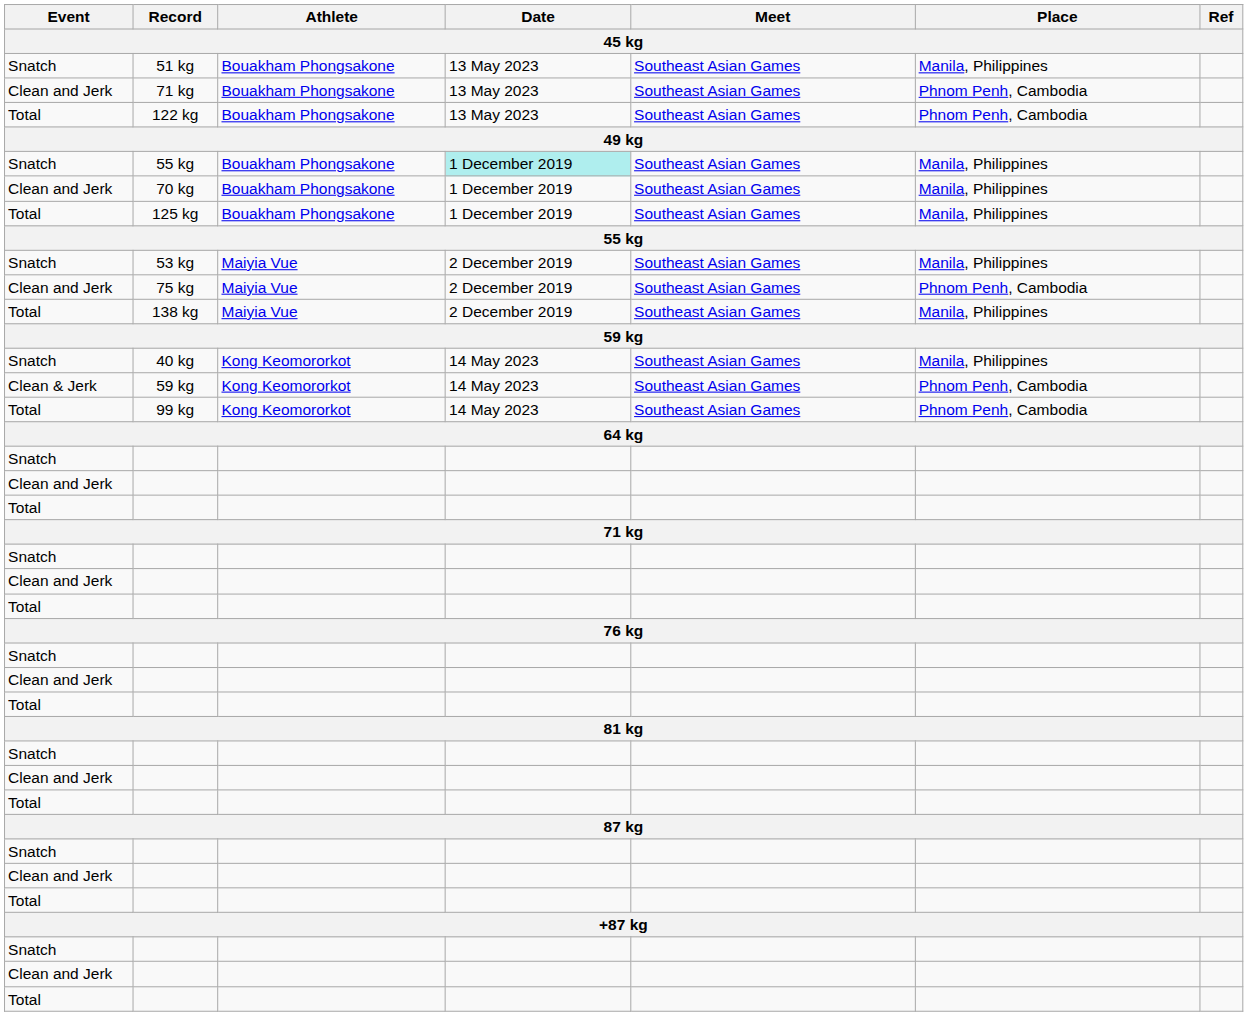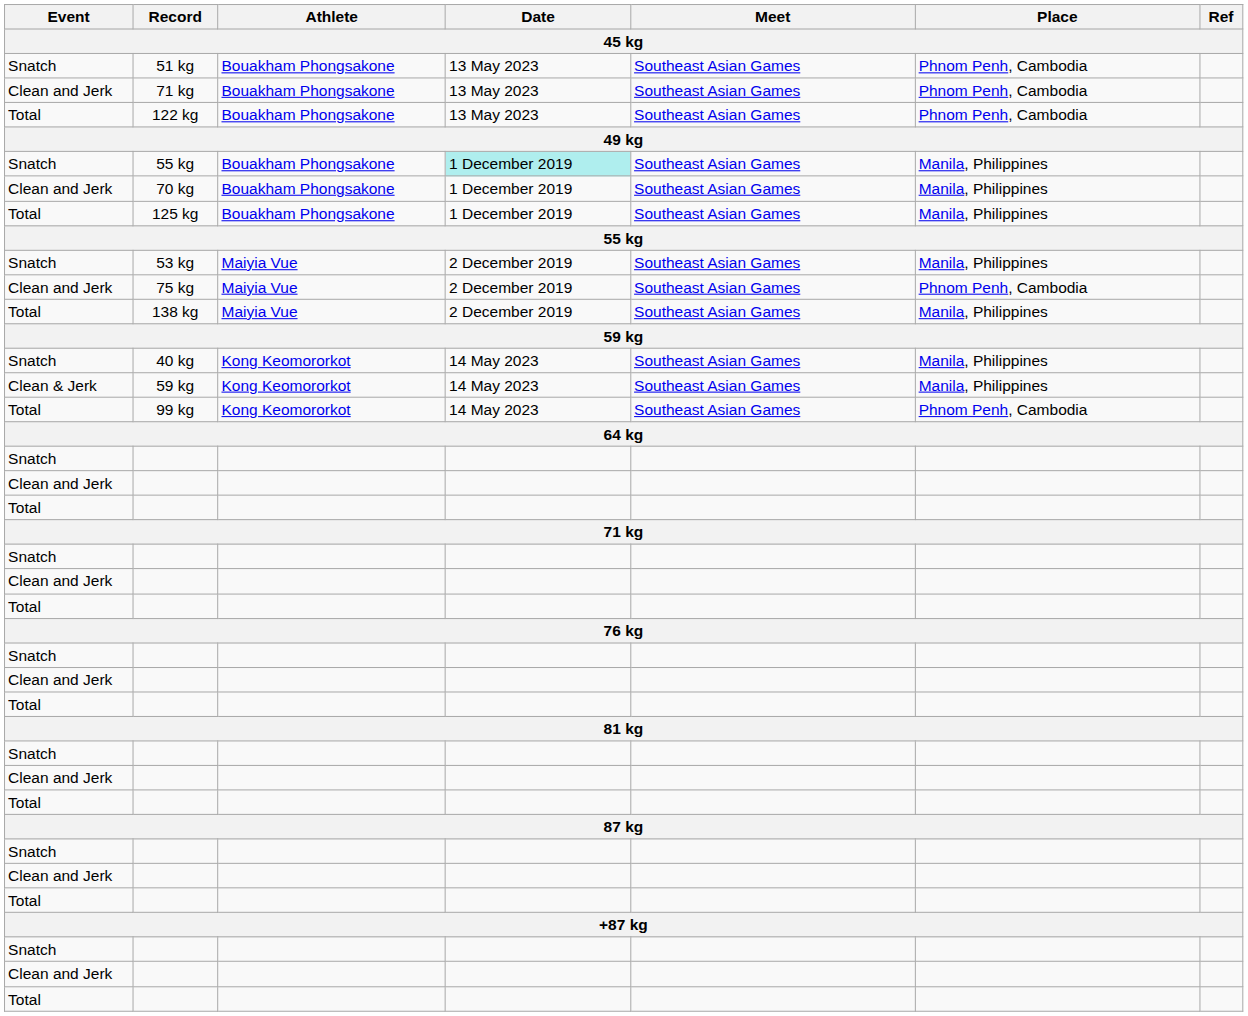(983, 66) Manila, Philippines -> (1003, 66) Phnom Penh, Cambodia
(1003, 385) Phnom Penh, Cambodia -> (983, 385) Manila, Philippines
